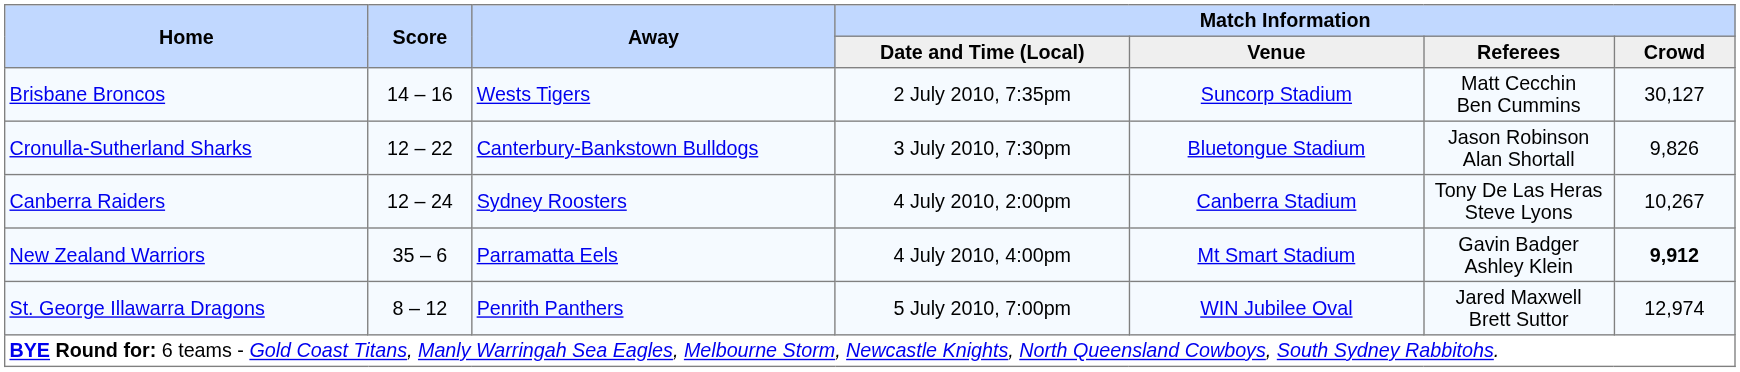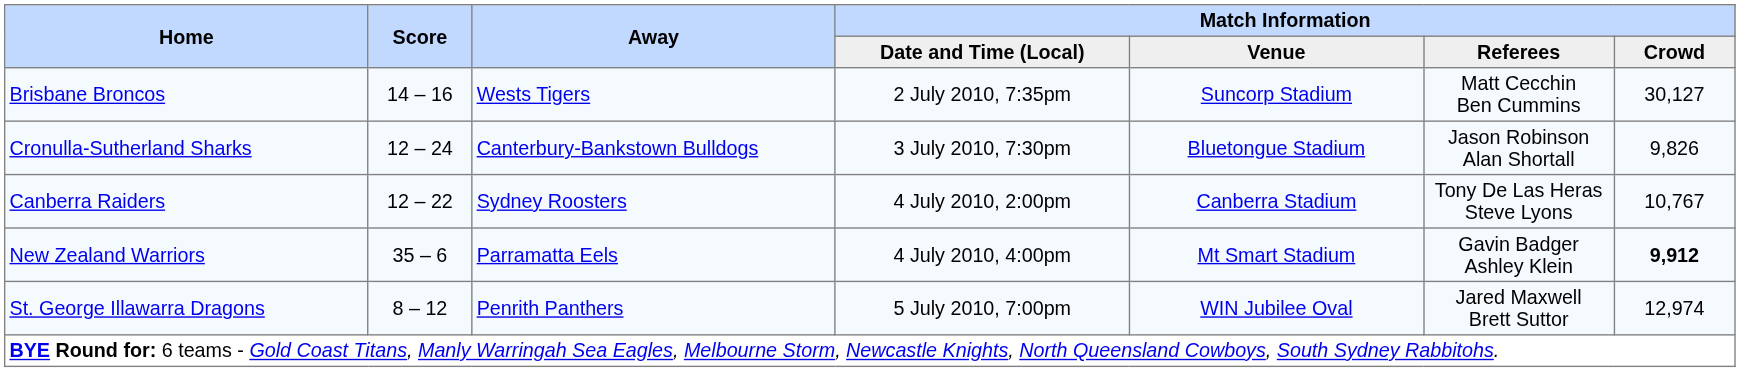(420, 148) 12 – 22 -> (420, 148) 12 – 24
(420, 201) 12 – 24 -> (420, 201) 12 – 22
(1674, 201) 10,267 -> (1674, 201) 10,767
